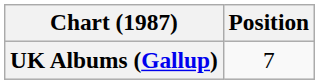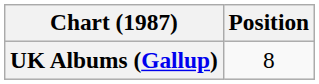(269, 60) 7 -> (269, 60) 8
